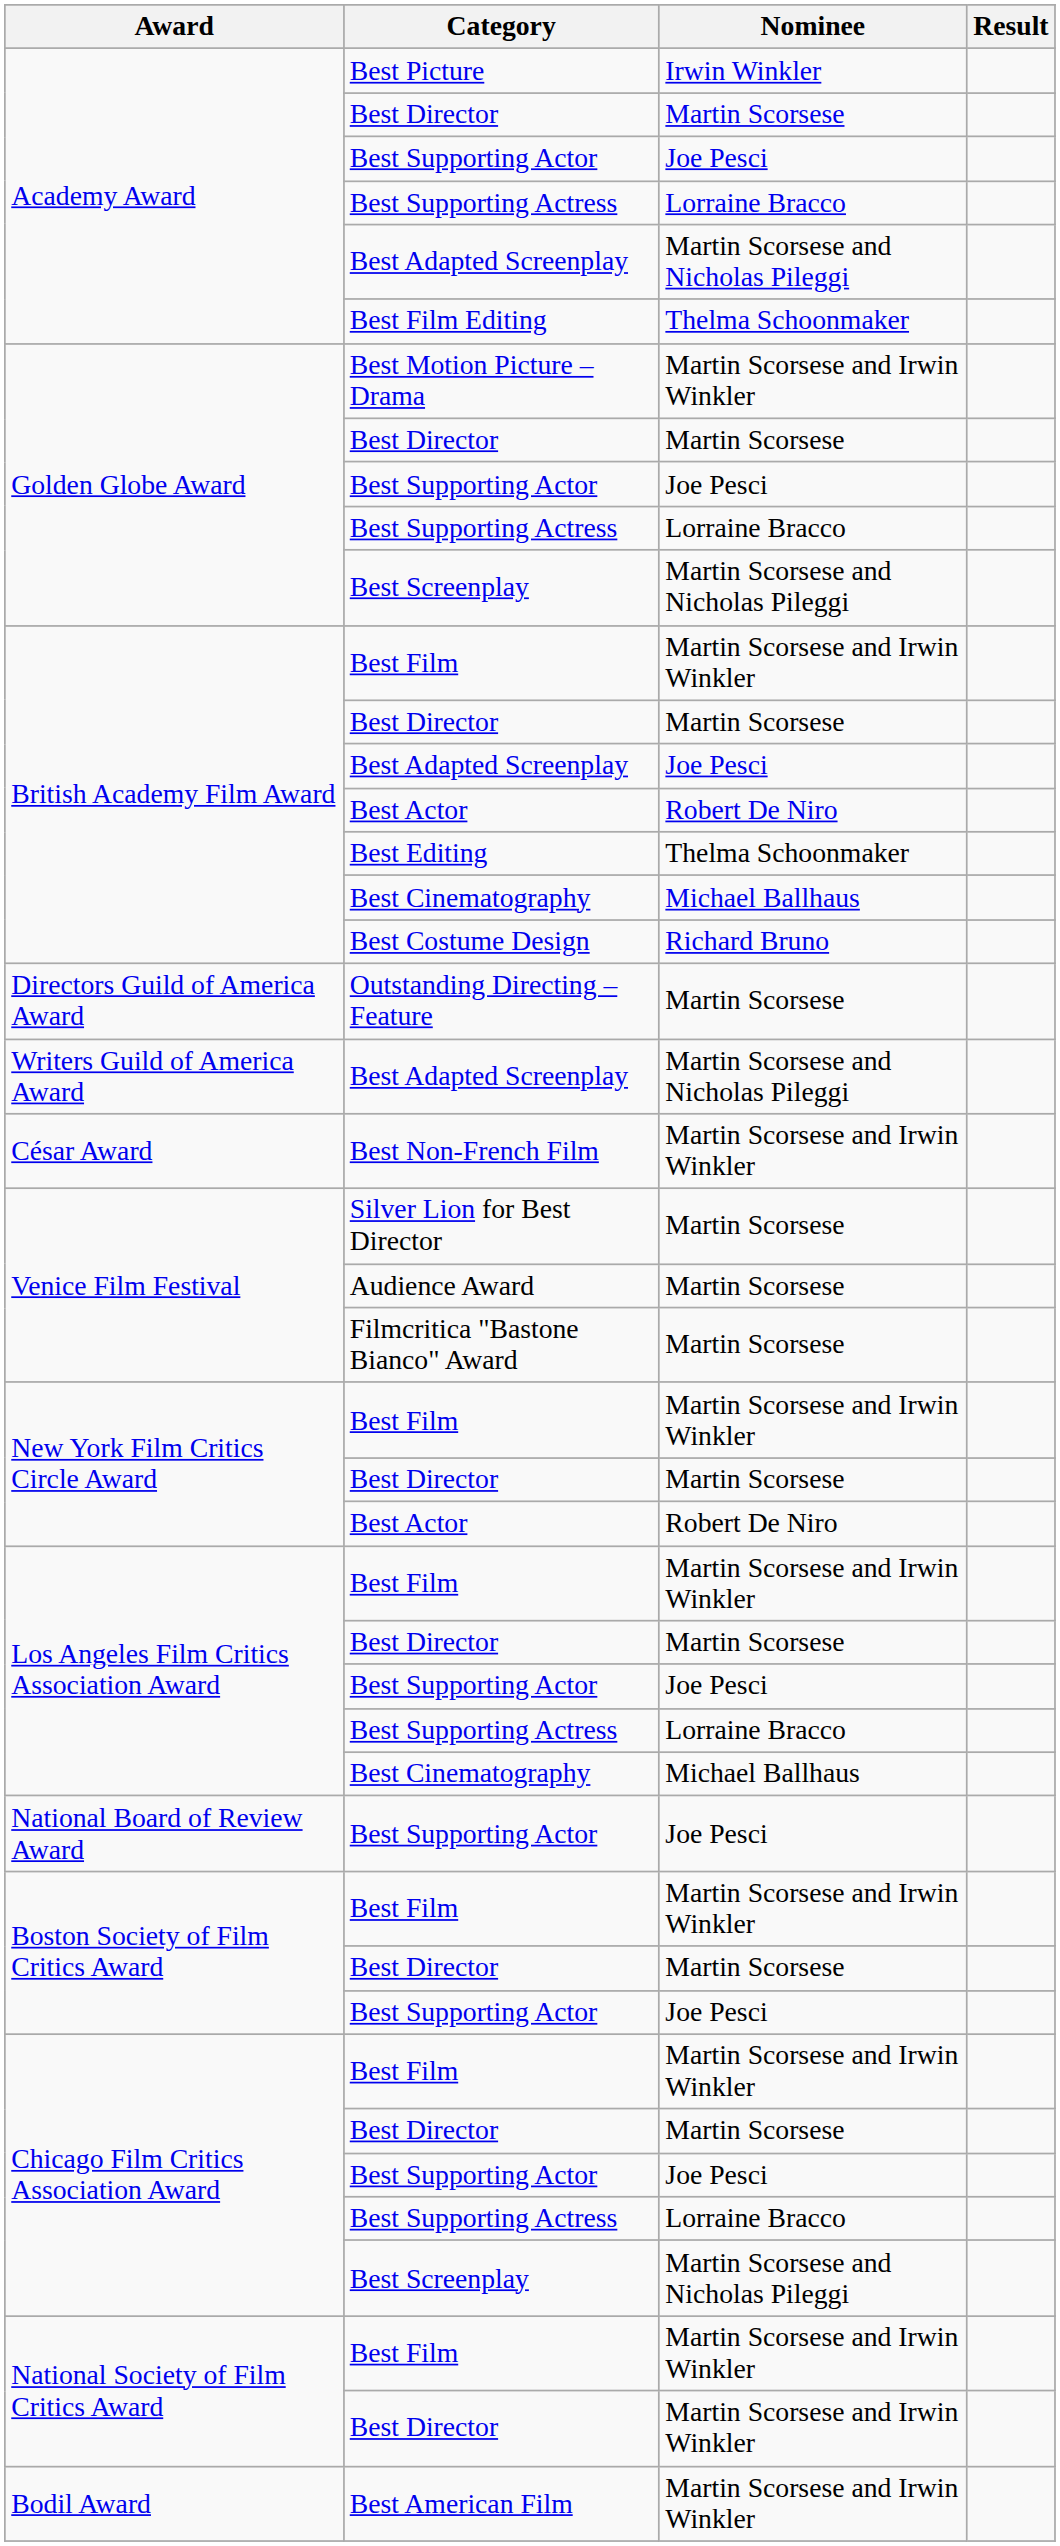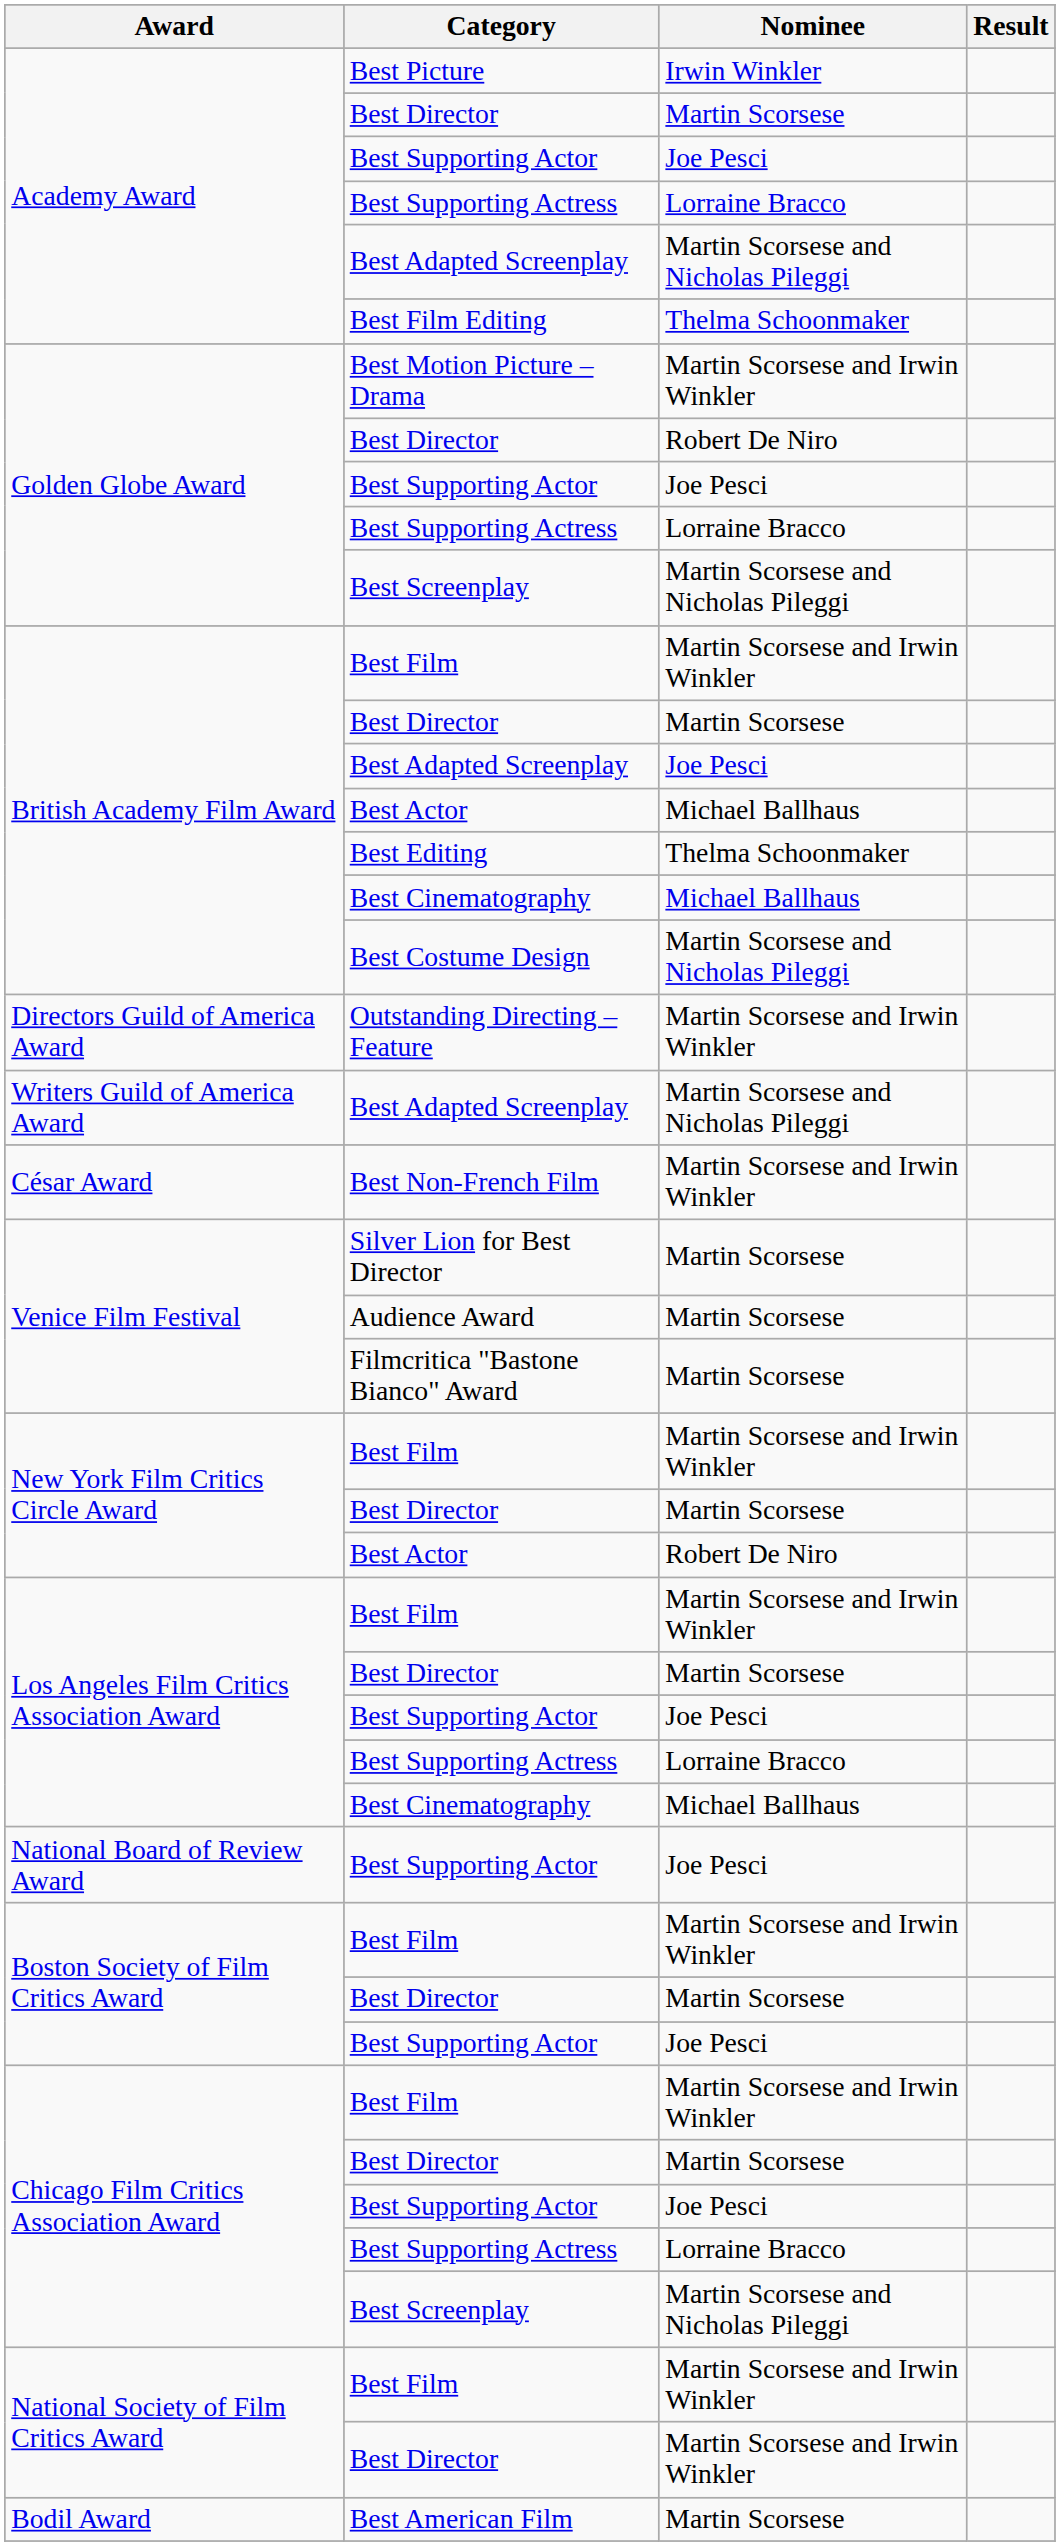(755, 439) Martin Scorsese -> (751, 439) Robert De Niro
(751, 809) Robert De Niro -> (763, 809) Michael Ballhaus
(747, 941) Richard Bruno -> (778, 956) Martin Scorsese and Nicholas Pileggi
(755, 1000) Martin Scorsese -> (812, 1031) Martin Scorsese and Irwin Winkler
(812, 2502) Martin Scorsese and Irwin Winkler -> (755, 2518) Martin Scorsese
